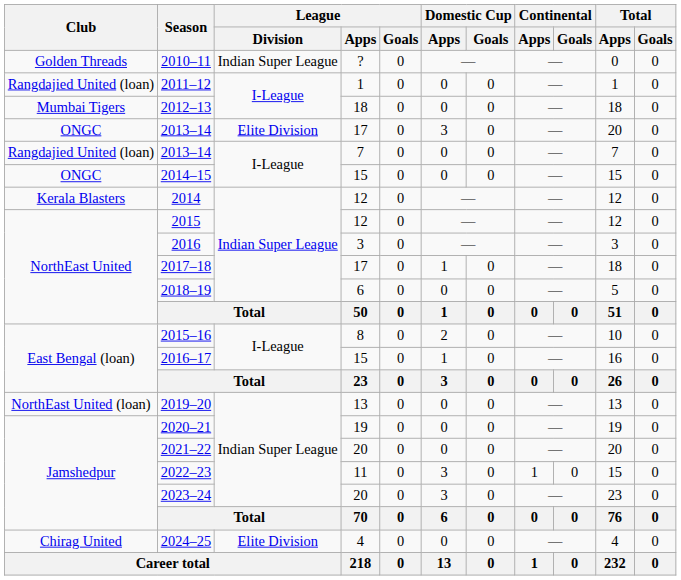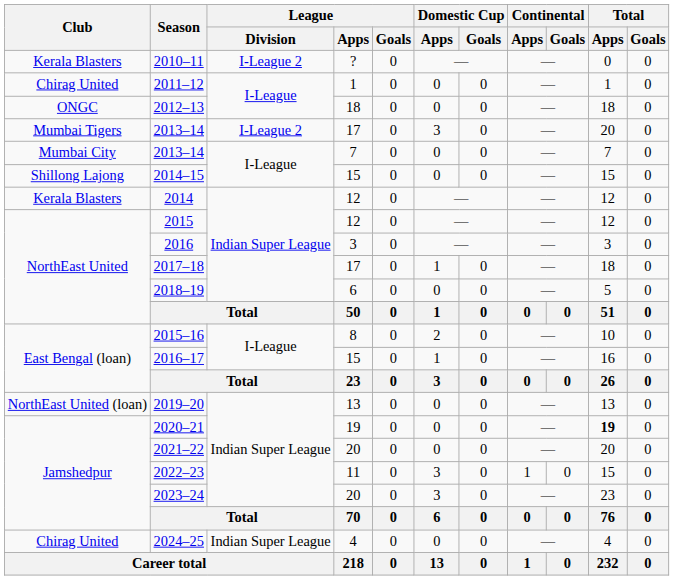(81, 61) Golden Threads -> (77, 61) Kerala Blasters
(278, 61) Indian Super League -> (271, 61) I-League 2
(81, 84) Rangdajied United (loan) -> (77, 84) Chirag United
(81, 107) Mumbai Tigers -> (77, 107) ONGC
(81, 130) ONGC -> (77, 130) Mumbai Tigers
(278, 130) Elite Division -> (271, 130) I-League 2
(81, 152) Rangdajied United (loan) -> (77, 152) Mumbai City
(81, 175) ONGC -> (77, 175) Shillong Lajong
(615, 426) normal -> (608, 426) bold
(278, 541) Elite Division -> (271, 541) Indian Super League
